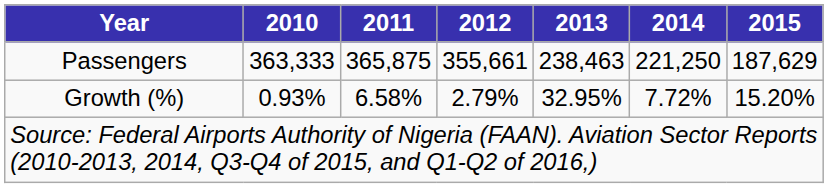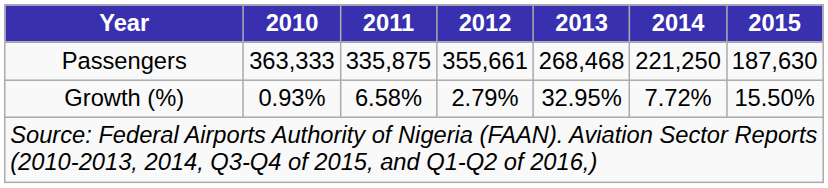(388, 60) 365,875 -> (388, 60) 335,875
(582, 60) 238,463 -> (582, 60) 268,468
(775, 60) 187,629 -> (775, 60) 187,630
(775, 98) 15.20% -> (775, 98) 15.50%
